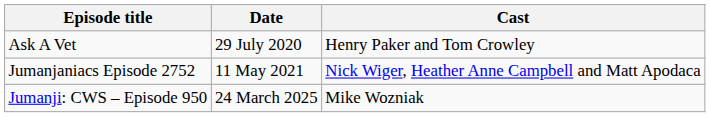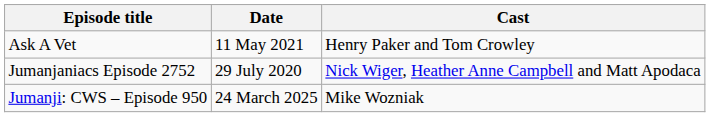(258, 44) 29 July 2020 -> (259, 44) 11 May 2021
(259, 71) 11 May 2021 -> (258, 71) 29 July 2020
